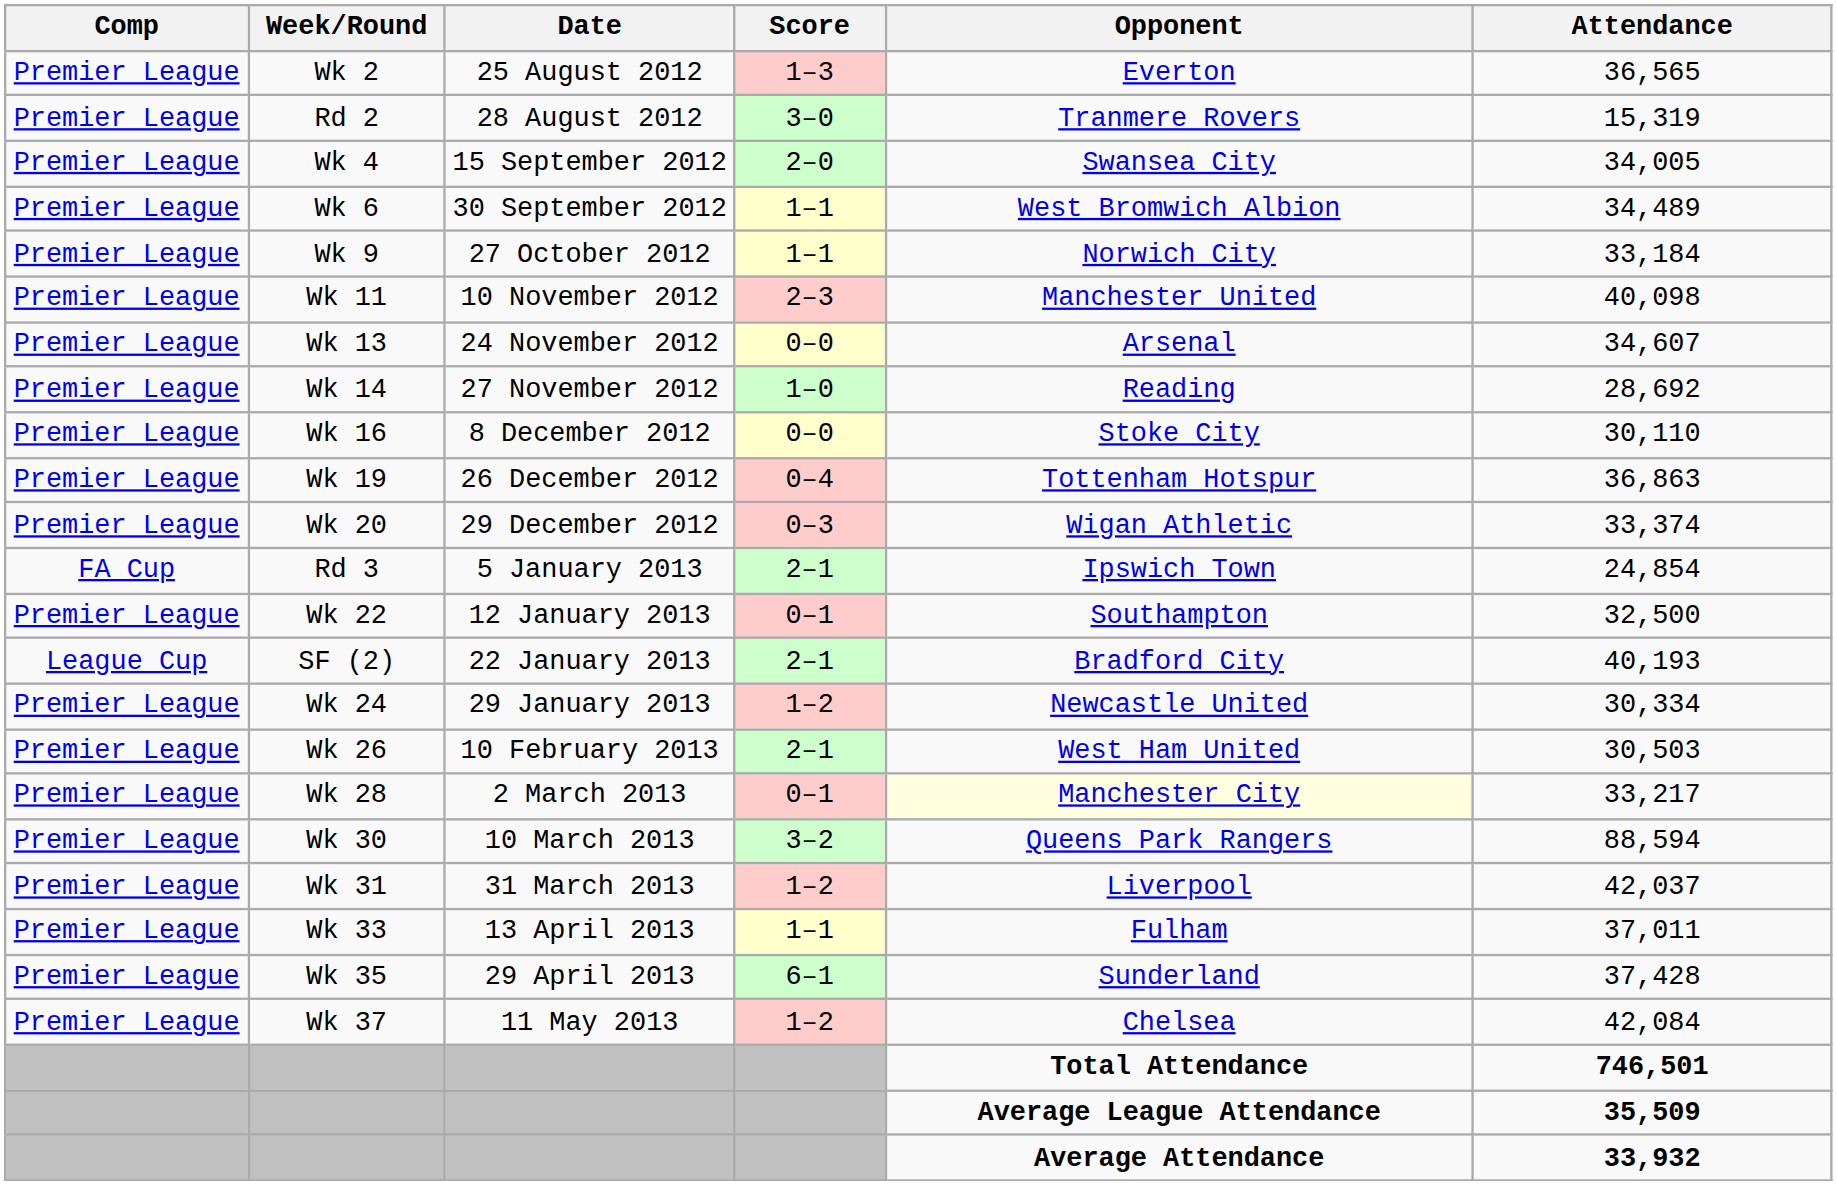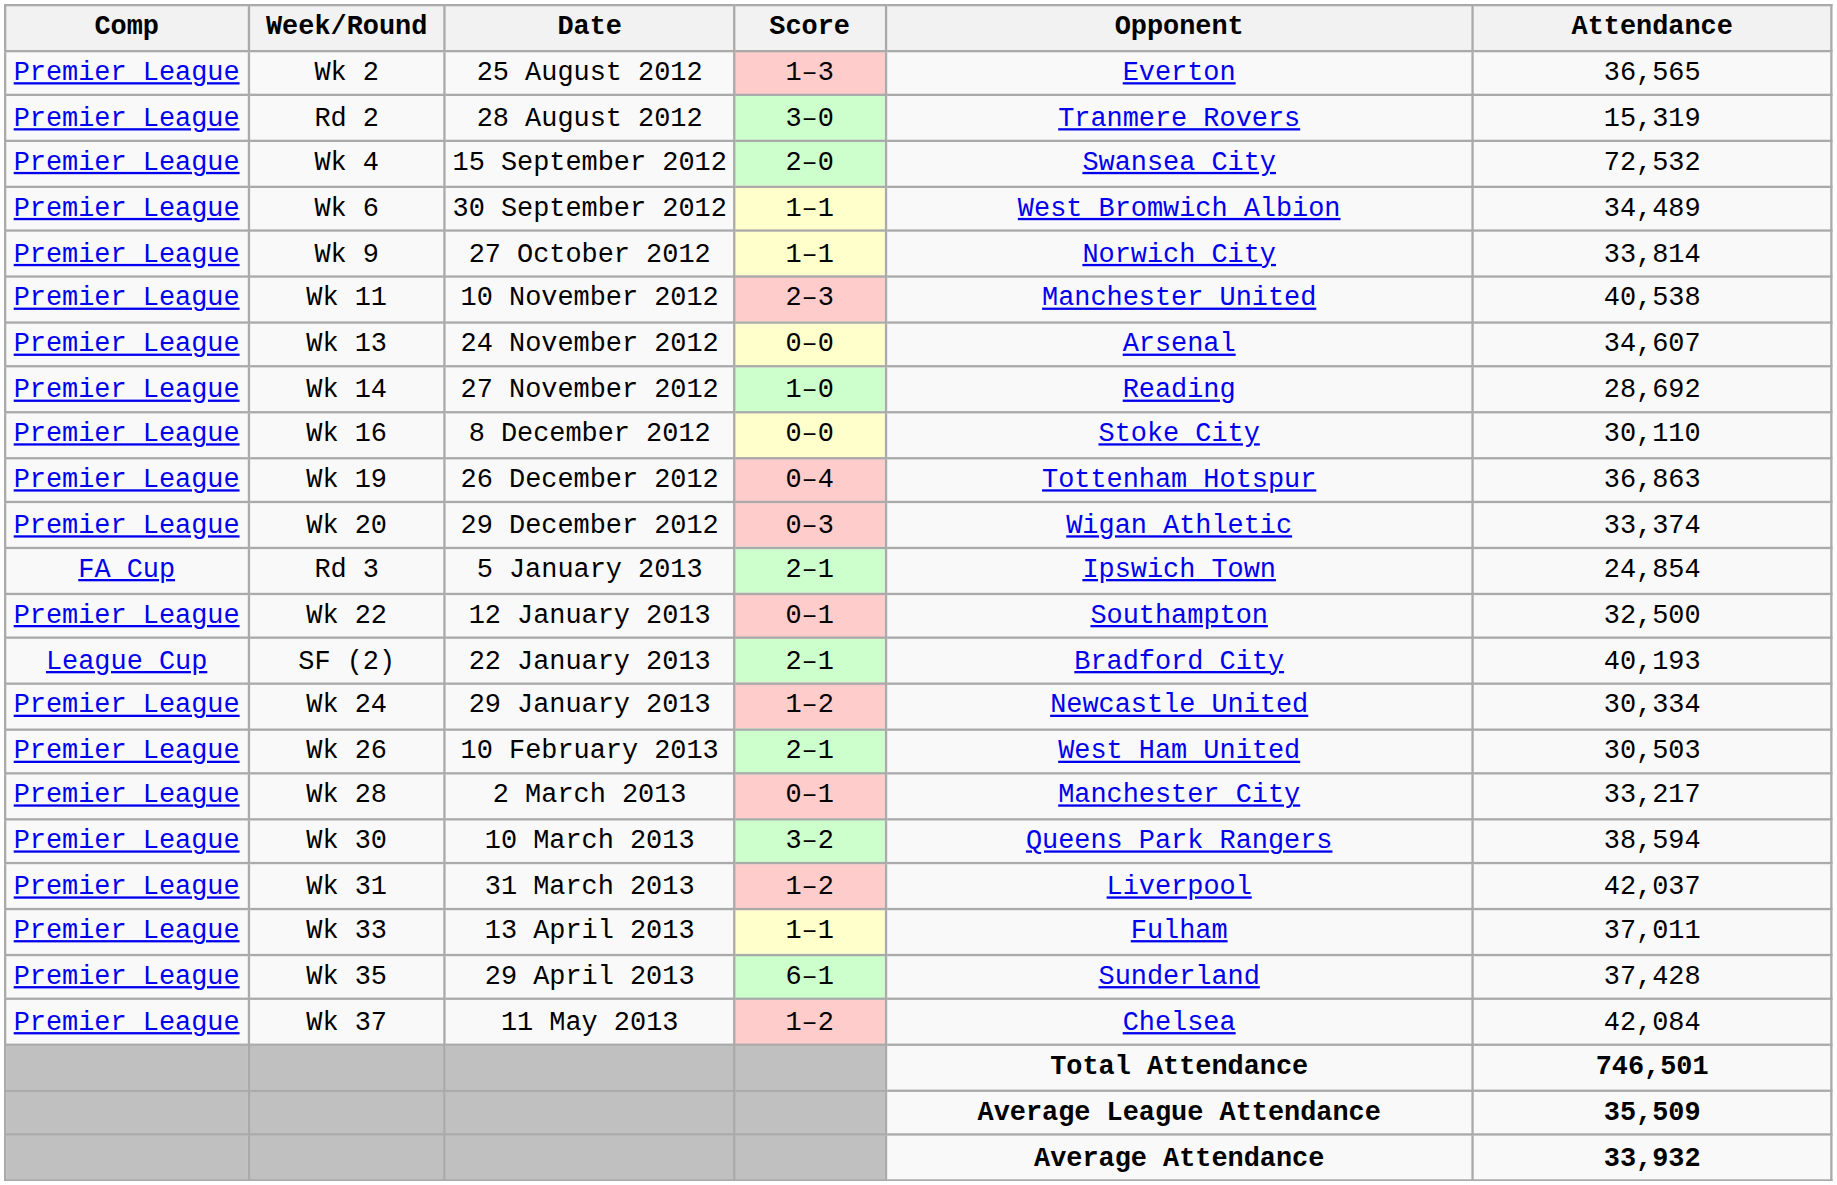(1652, 163) 34,005 -> (1652, 163) 72,532
(1652, 253) 33,184 -> (1652, 253) 33,814
(1652, 299) 40,098 -> (1652, 299) 40,538
(1179, 796) lightyellow background -> (1179, 796) no background
(1652, 841) 88,594 -> (1652, 841) 38,594
